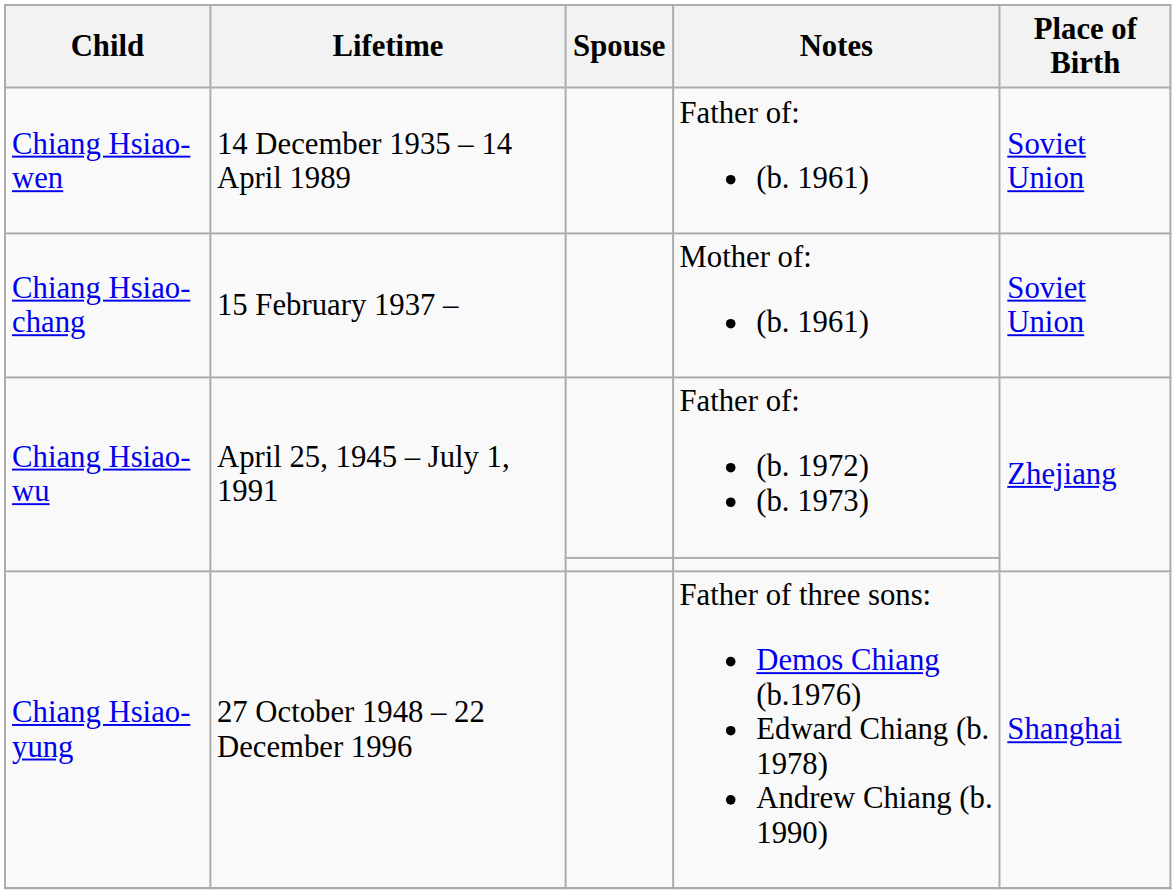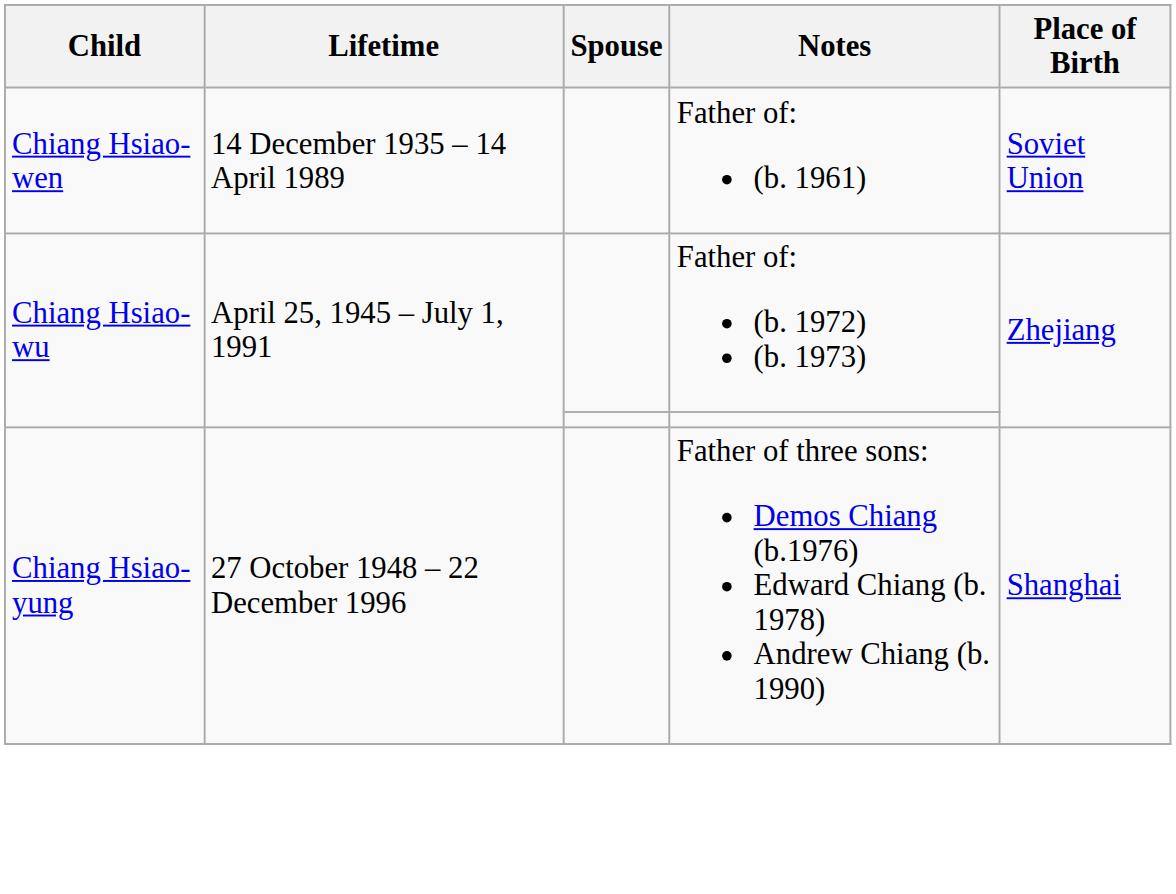- row: (101, 304)
